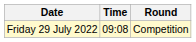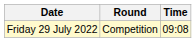columns swapped: (115, 12) <-> (161, 12)
